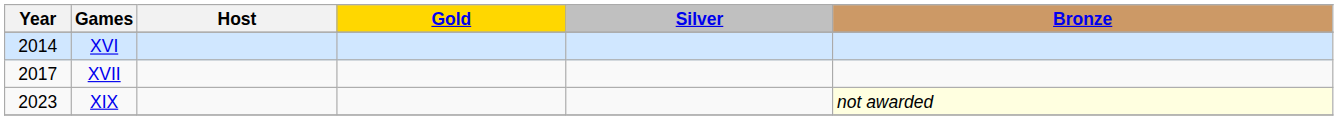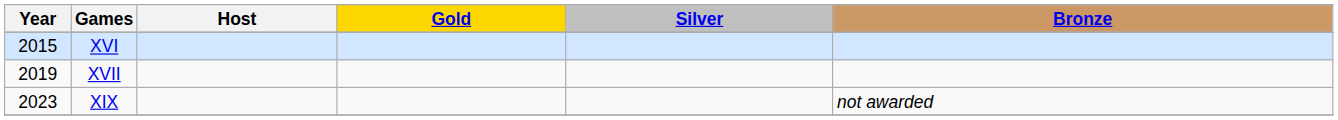(38, 46) 2014 -> (38, 46) 2015
(38, 74) 2017 -> (38, 74) 2019
(885, 102) lightyellow background -> (885, 102) no background
